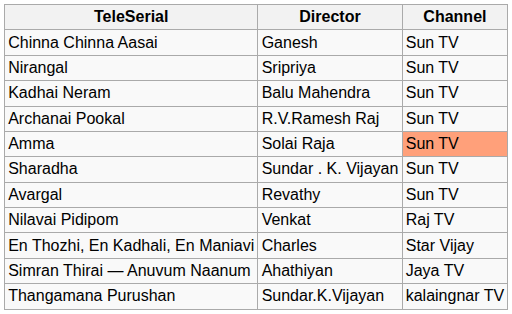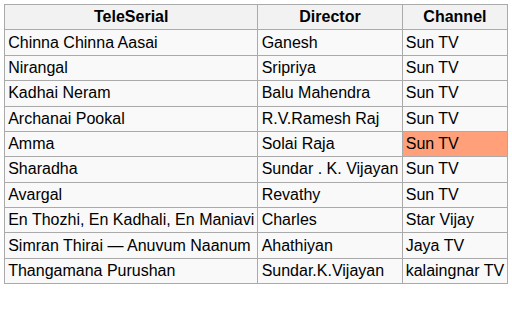- row: (63, 220)
